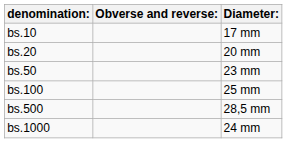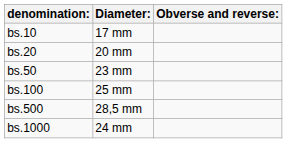columns swapped: (251, 14) <-> (157, 14)
